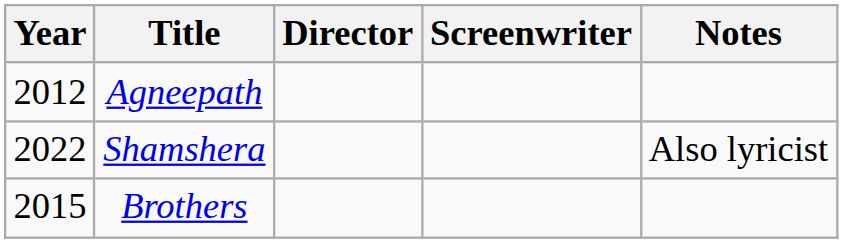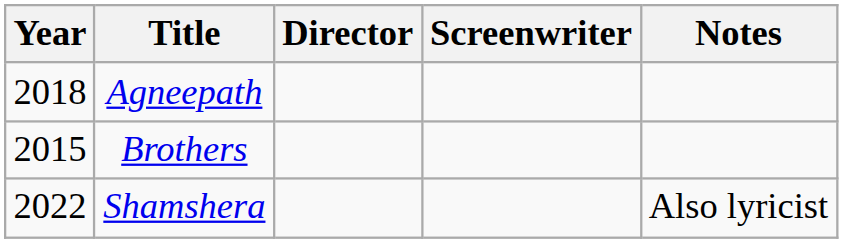(50, 91) 2012 -> (50, 91) 2018
rows swapped: (184, 206) <-> (184, 149)
